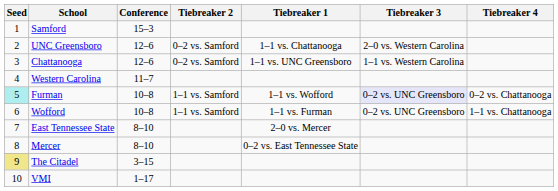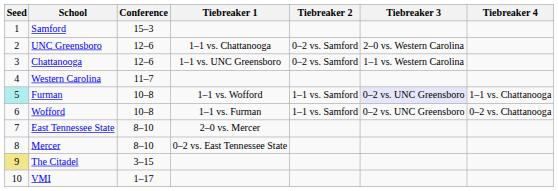columns swapped: (301, 12) <-> (206, 12)
(510, 95) 0–2 vs. Chattanooga -> (510, 95) 1–1 vs. Chattanooga
(510, 112) 1–1 vs. Chattanooga -> (510, 112) 0–2 vs. Chattanooga
